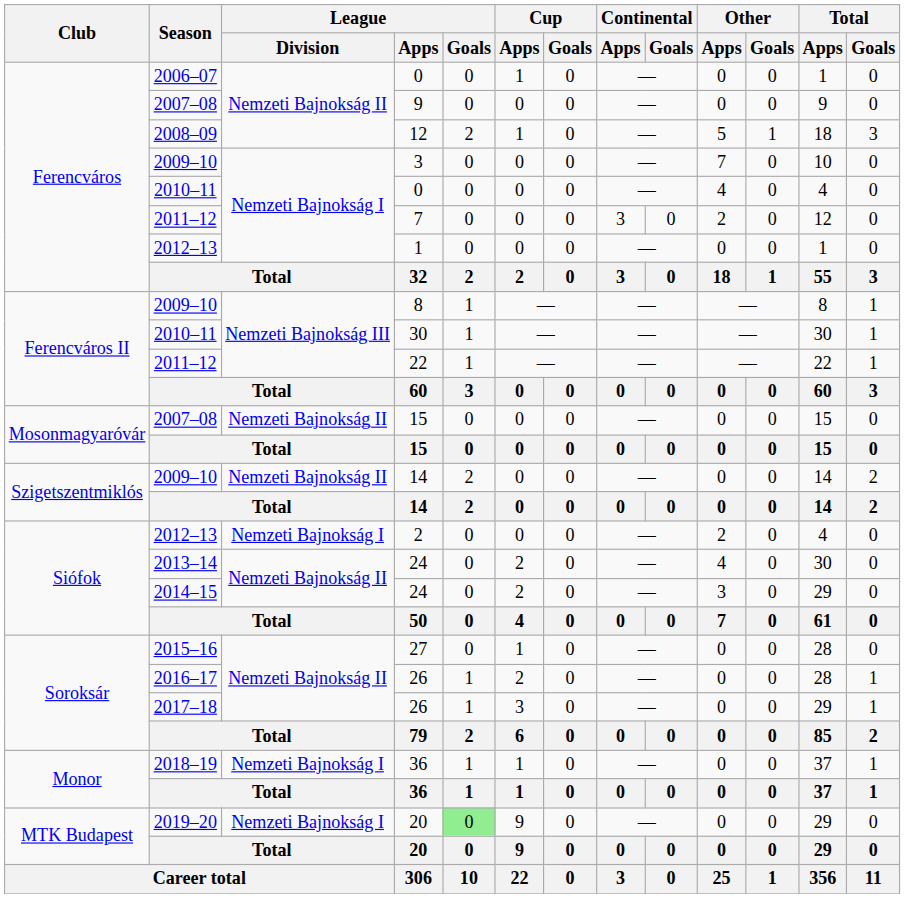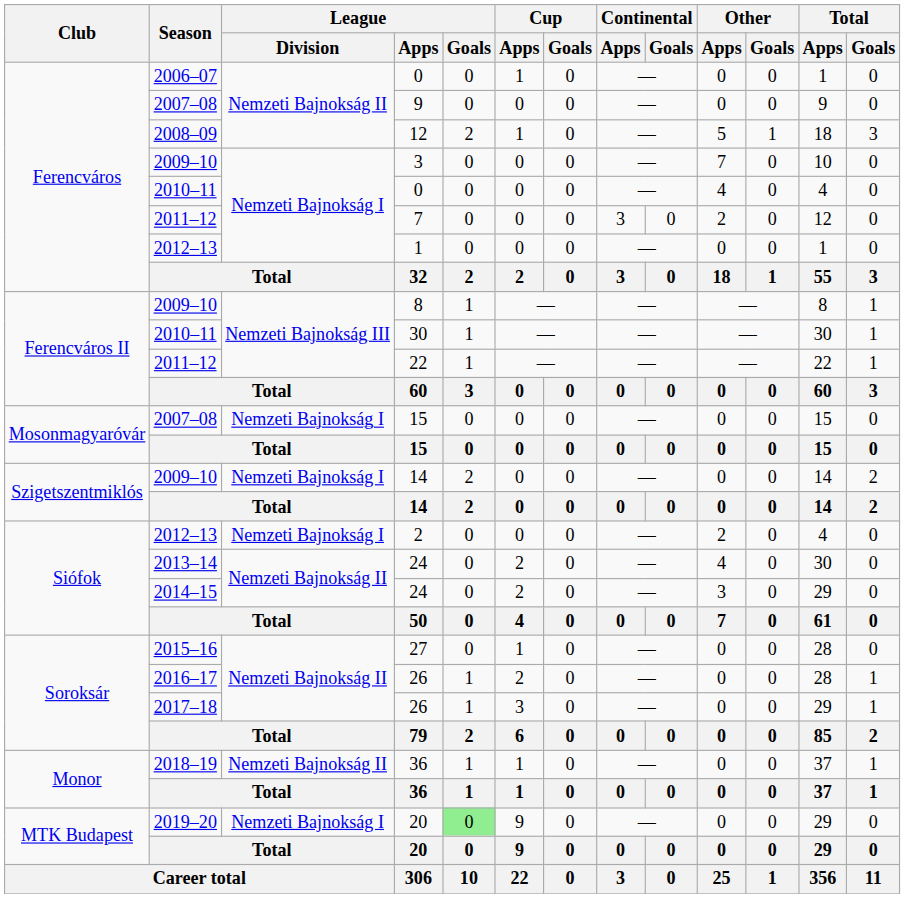(308, 420) Nemzeti Bajnokság II -> (308, 420) Nemzeti Bajnokság I
(308, 477) Nemzeti Bajnokság II -> (308, 477) Nemzeti Bajnokság I
(308, 764) Nemzeti Bajnokság I -> (308, 764) Nemzeti Bajnokság II
